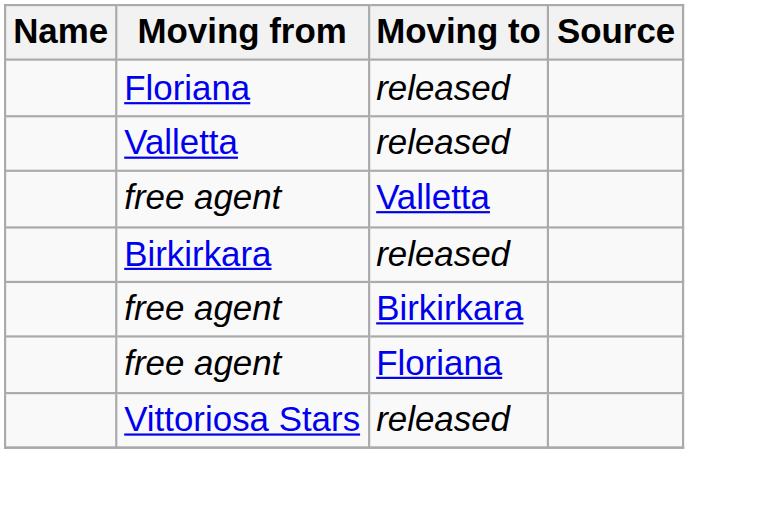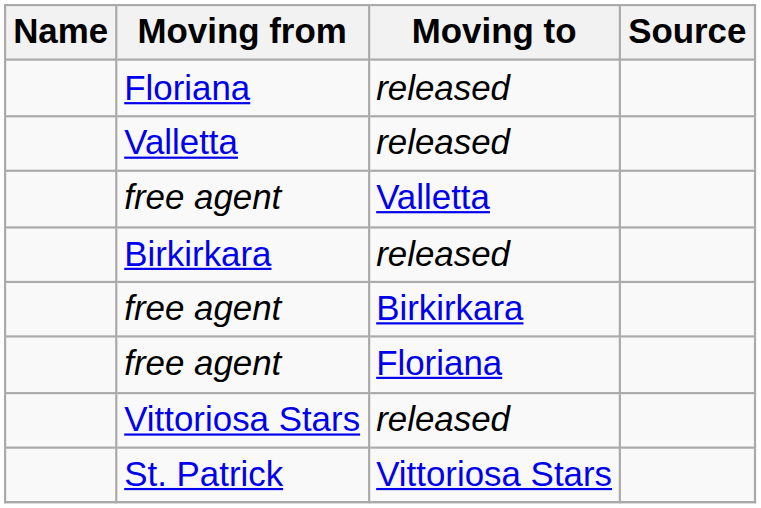+ row: (204, 474)
